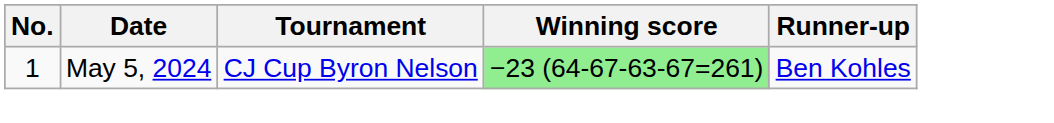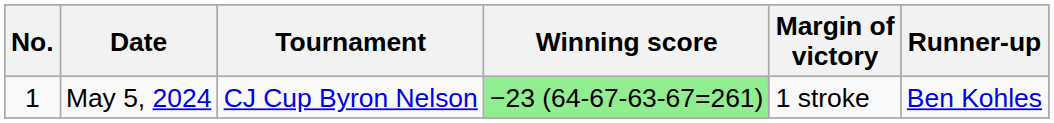+ column: (835, 41)
